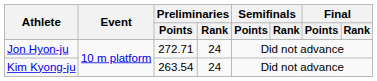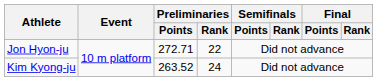(215, 49) 24 -> (215, 49) 22
(176, 67) 263.54 -> (176, 67) 263.52
